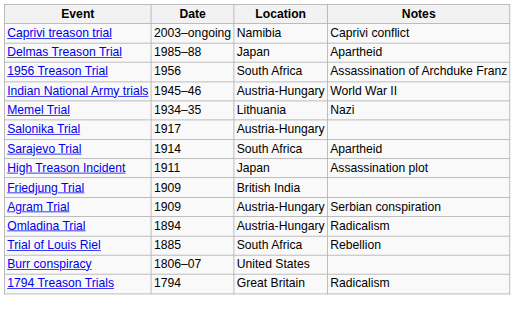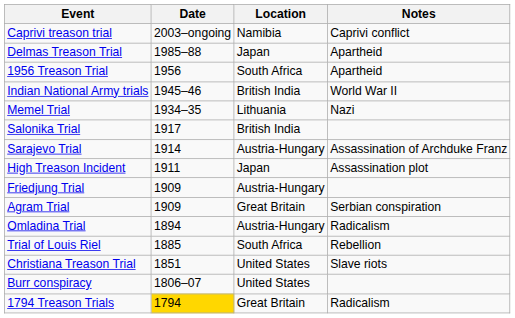(419, 71) Assassination of Archduke Franz -> (356, 71) Apartheid
(281, 91) Austria-Hungary -> (269, 91) British India
(281, 129) Austria-Hungary -> (269, 129) British India
(270, 149) South Africa -> (281, 149) Austria-Hungary
(356, 149) Apartheid -> (419, 149) Assassination of Archduke Franz
(269, 187) British India -> (281, 187) Austria-Hungary
(281, 206) Austria-Hungary -> (271, 206) Great Britain
+ row: (71, 264)
(168, 284) no background -> (168, 303) gold background
